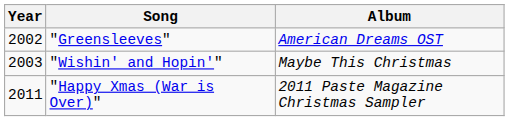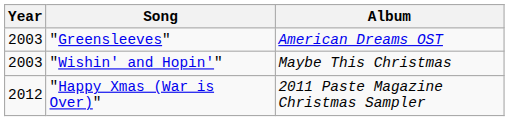(25, 40) 2002 -> (25, 40) 2003
(25, 95) 2011 -> (25, 95) 2012
